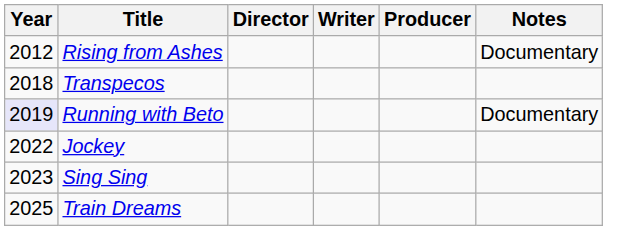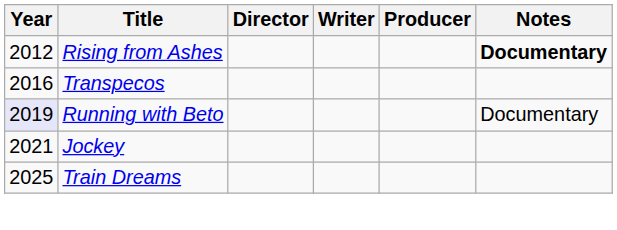(539, 51) normal -> (544, 51) bold
(31, 83) 2018 -> (31, 83) 2016
(31, 146) 2022 -> (31, 146) 2021
- row: (105, 177)
